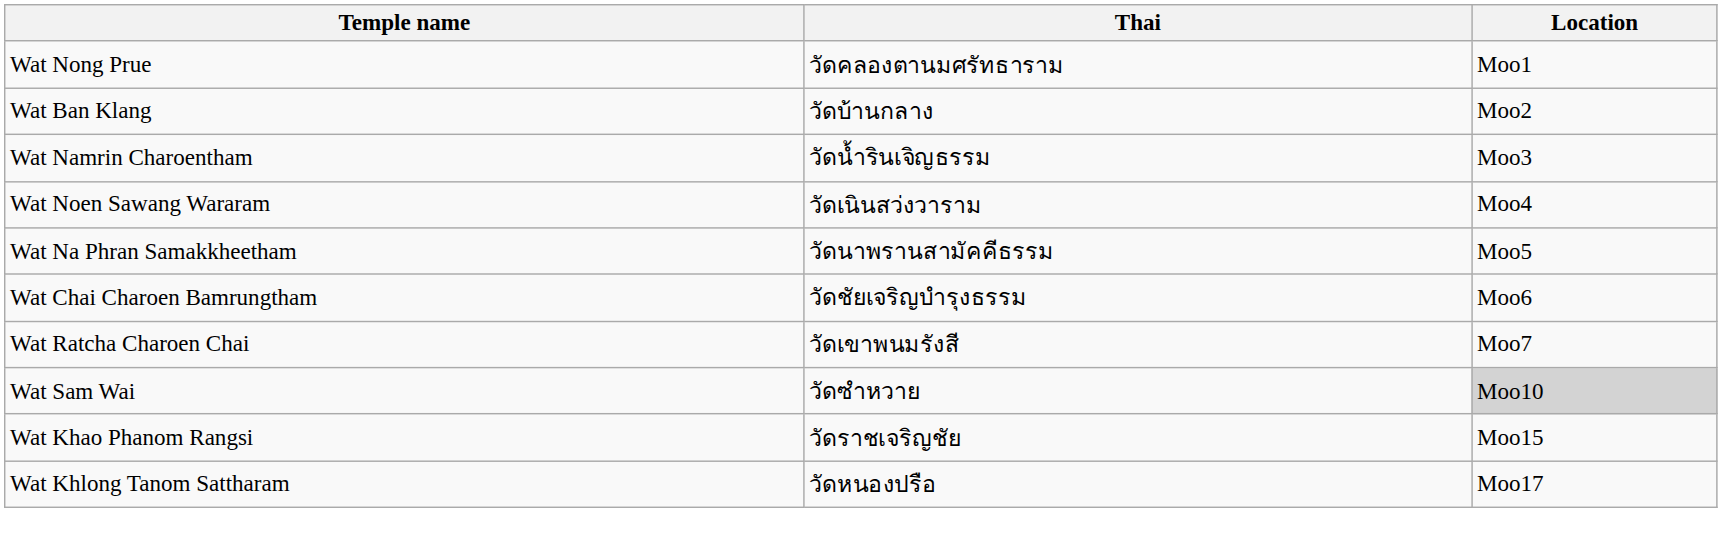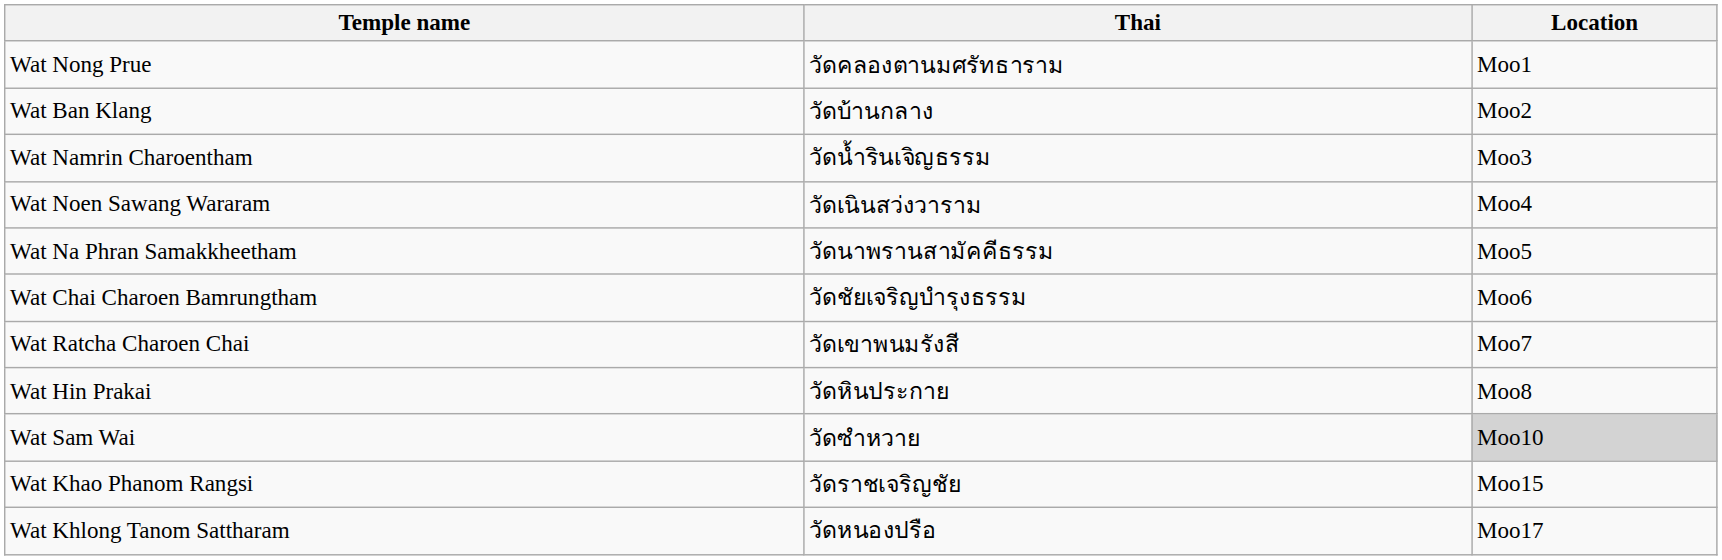+ row: (81, 390)
